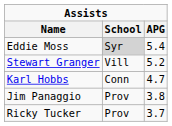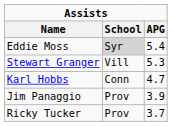(156, 63) 5.2 -> (156, 63) 5.3
(156, 96) 3.8 -> (156, 96) 3.9
